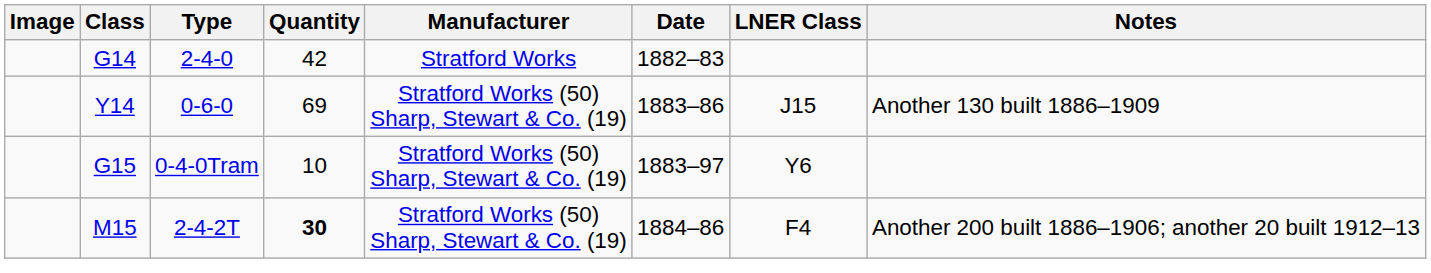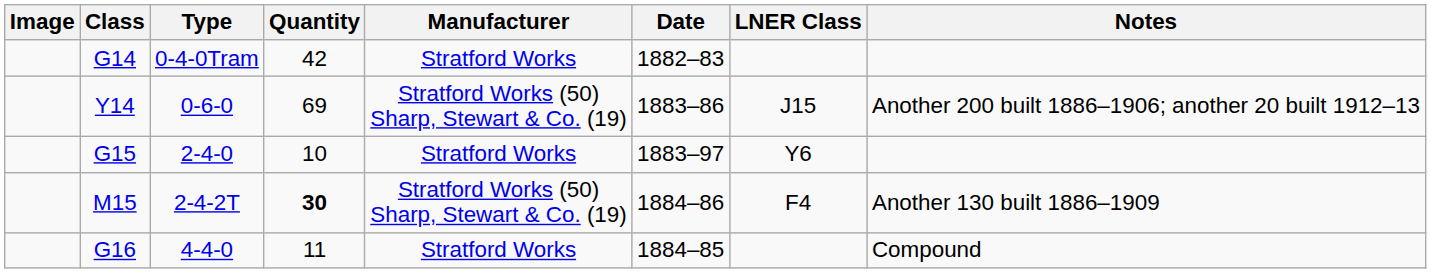(207, 57) 2-4-0 -> (207, 57) 0-4-0Tram
(1016, 105) Another 130 built 1886–1909 -> (1146, 105) Another 200 built 1886–1906; another 20 built 1912–13
(207, 166) 0-4-0Tram -> (207, 154) 2-4-0
(499, 166) Stratford Works (50) Sharp, Stewart & Co. (19) -> (499, 154) Stratford Works
(1146, 227) Another 200 built 1886–1906; another 20 built 1912–13 -> (1016, 202) Another 130 built 1886–1909
+ row: (115, 250)
